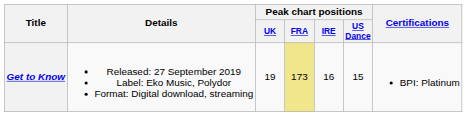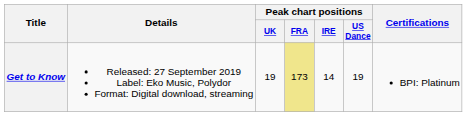(329, 77) 16 -> (329, 77) 14
(358, 77) 15 -> (358, 77) 19
